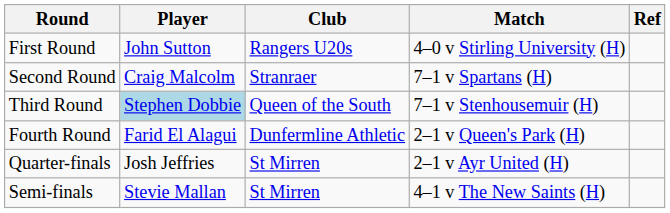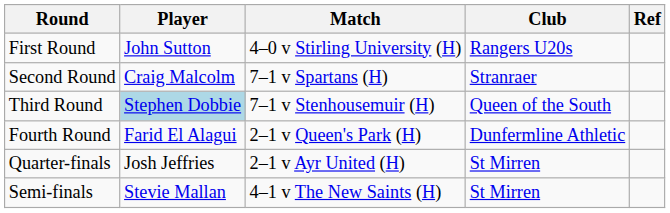columns swapped: (327, 18) <-> (519, 18)
